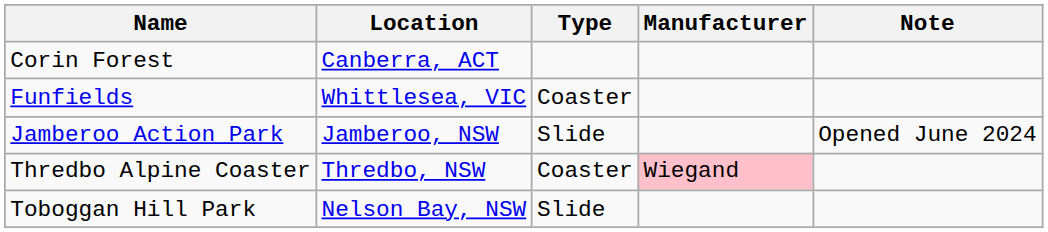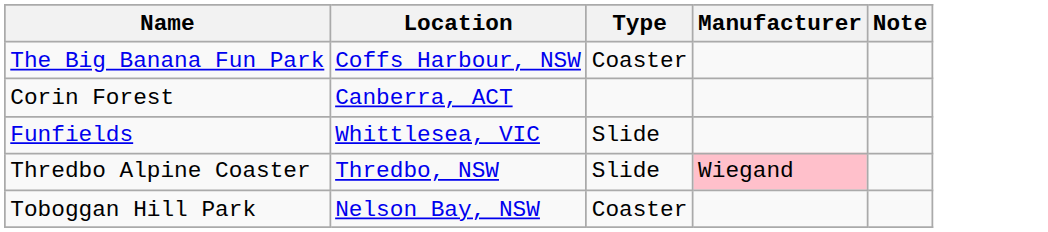+ row: (167, 60)
(585, 98) Coaster -> (626, 135) Slide
- row: (147, 135)
(585, 172) Coaster -> (626, 172) Slide
(571, 209) Slide -> (640, 209) Coaster
